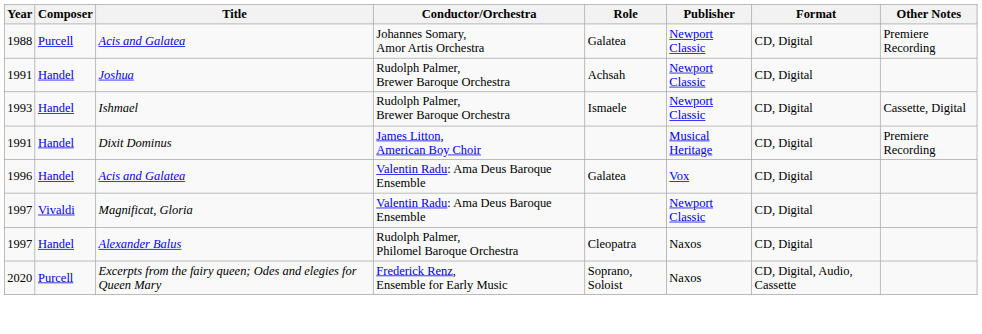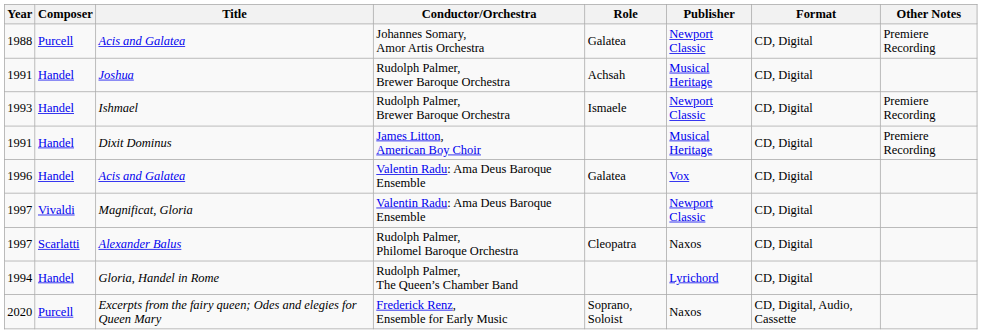(691, 75) Newport Classic -> (691, 75) Musical Heritage
(925, 108) Cassette, Digital -> (909, 108) Premiere Recording
(56, 244) Handel -> (59, 244) Scarlatti
+ row: (20, 278)
